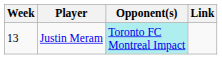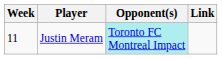(13, 38) 13 -> (13, 38) 11
